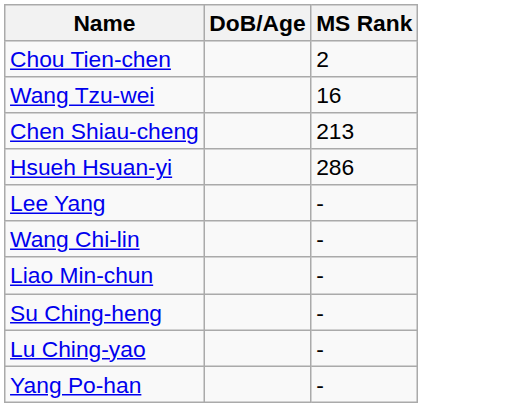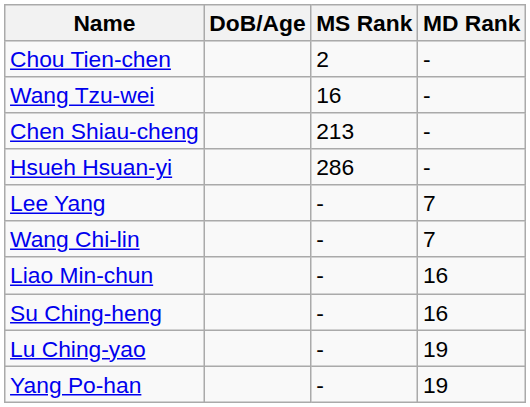+ column: (472, 23)
